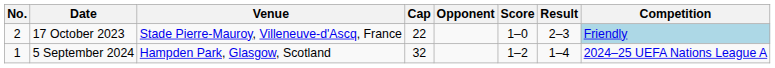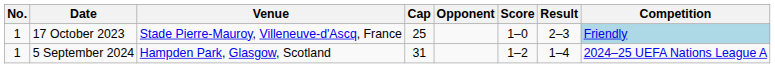(17, 33) 2 -> (17, 33) 1
(419, 33) 22 -> (419, 33) 25
(419, 53) 32 -> (419, 53) 31
